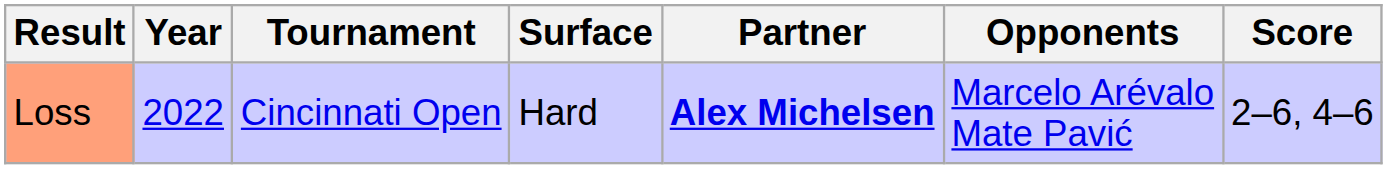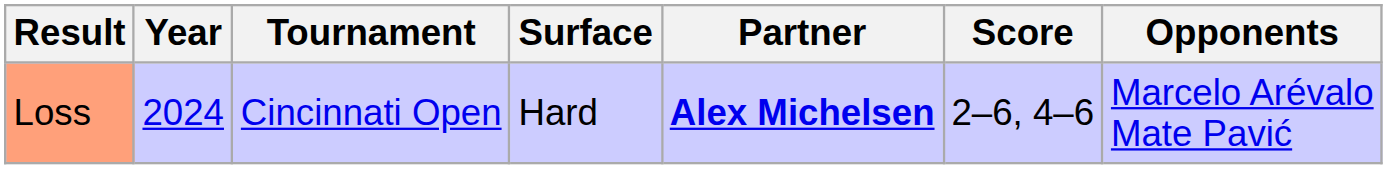columns swapped: (1083, 33) <-> (1302, 33)
(183, 112) 2022 -> (183, 112) 2024
